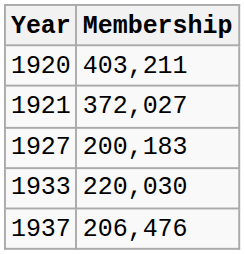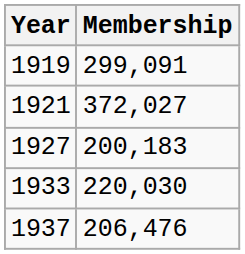+ row: (41, 66)
- row: (41, 66)
